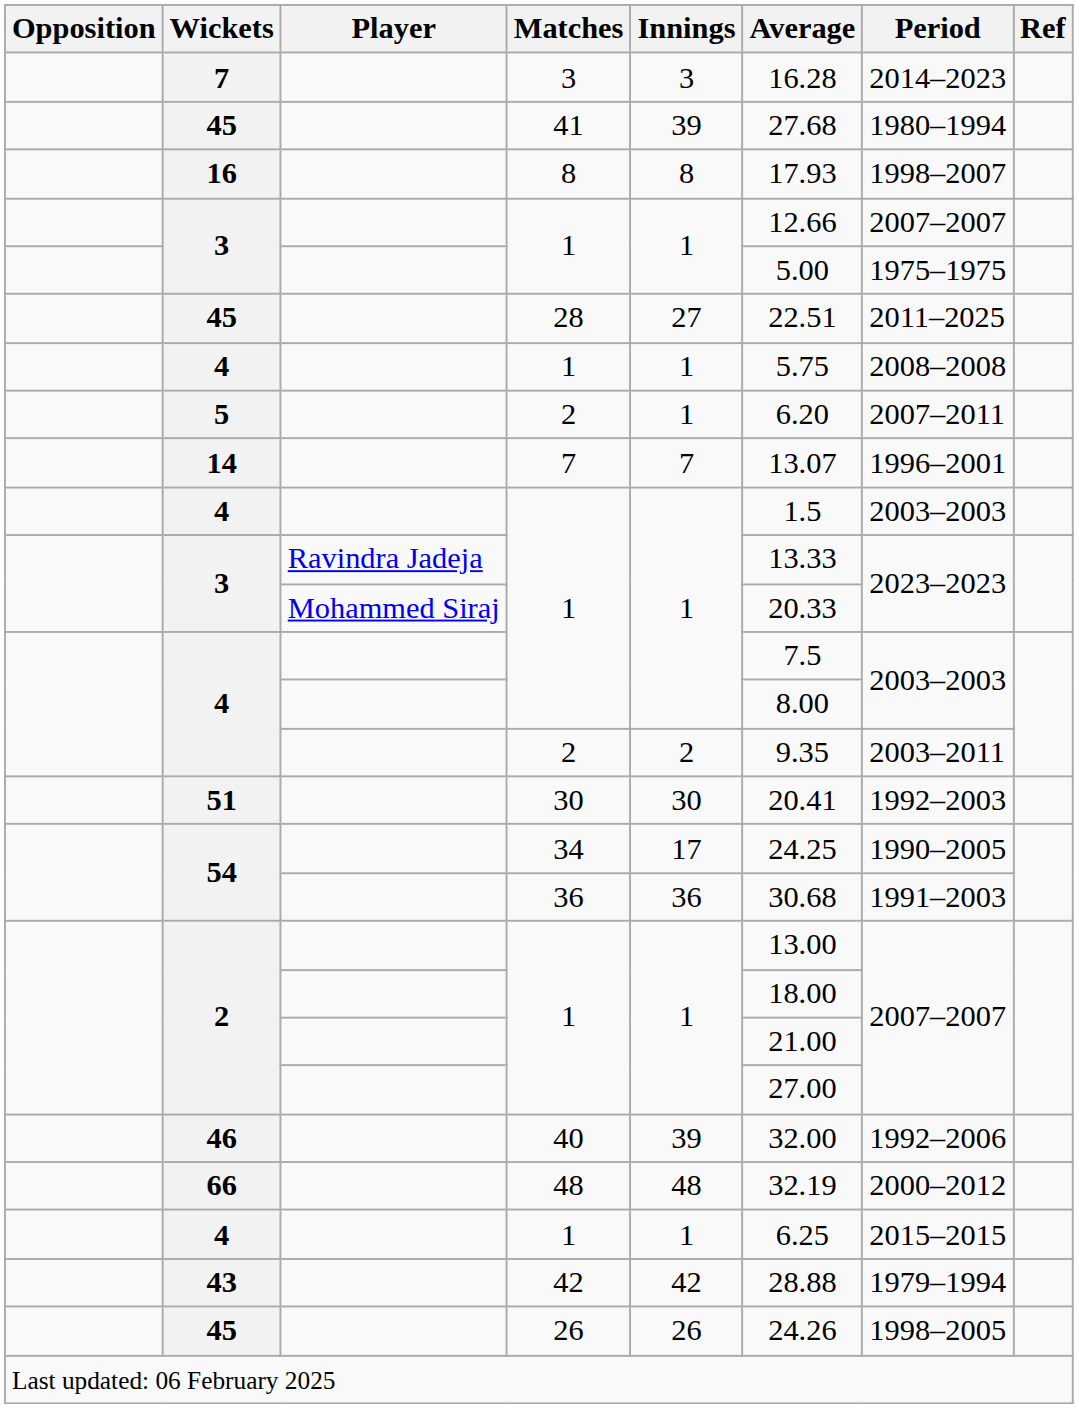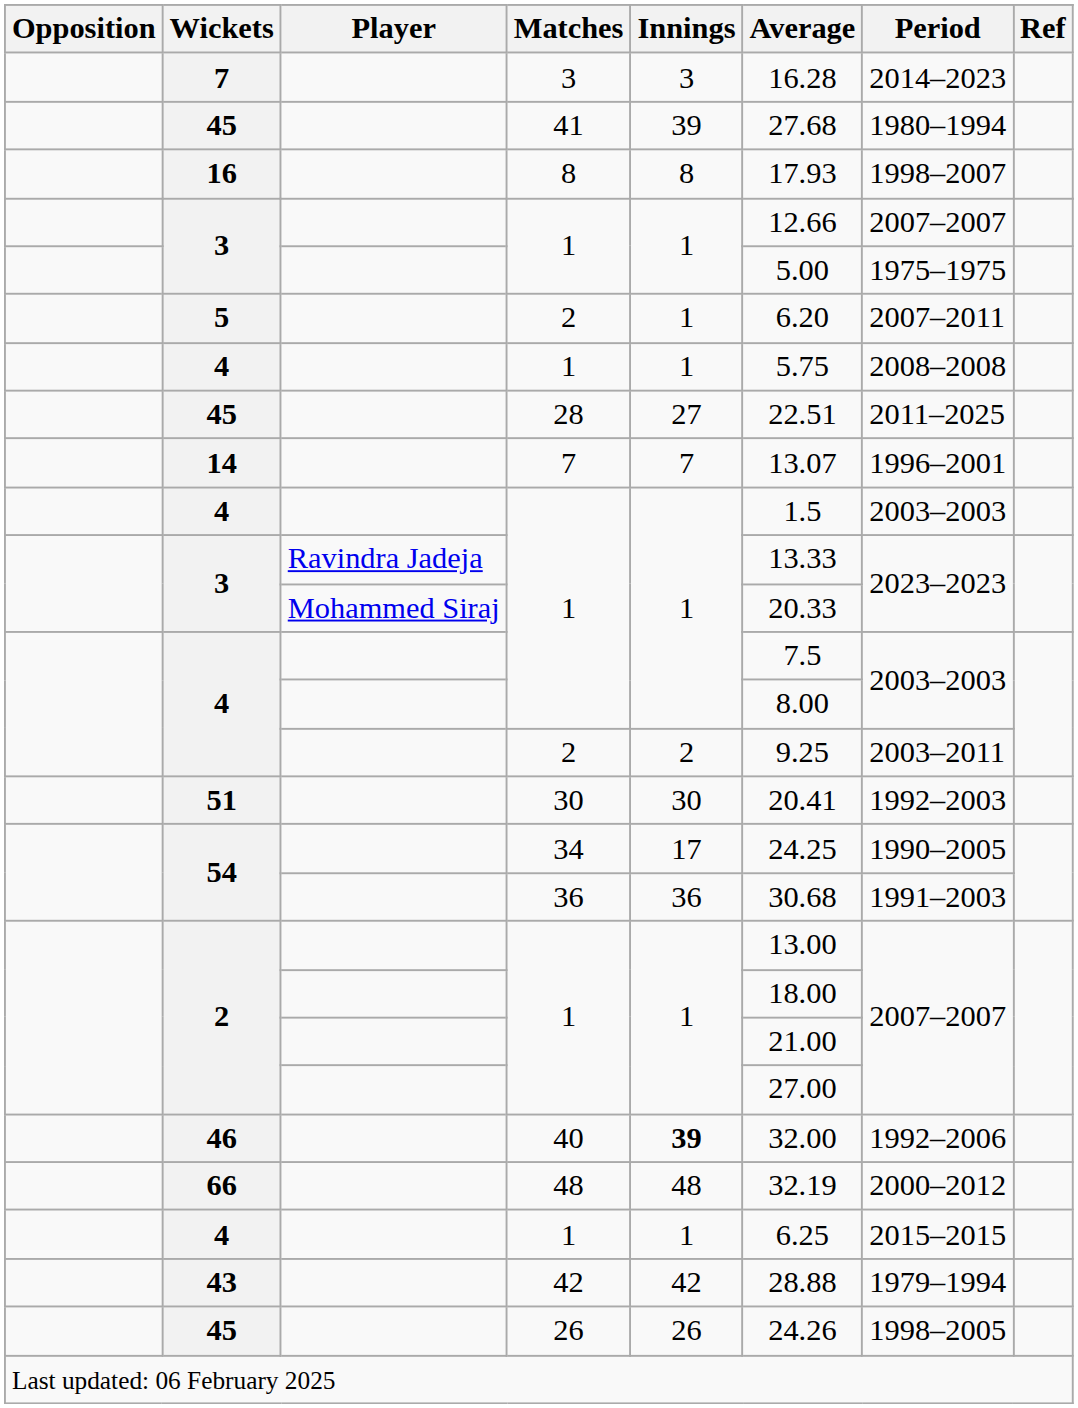rows swapped: (222, 317) <-> (222, 414)
(802, 751) 9.35 -> (802, 751) 9.25
(686, 1137) normal -> (686, 1137) bold
